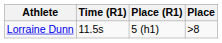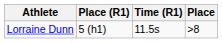columns swapped: (103, 12) <-> (157, 12)
